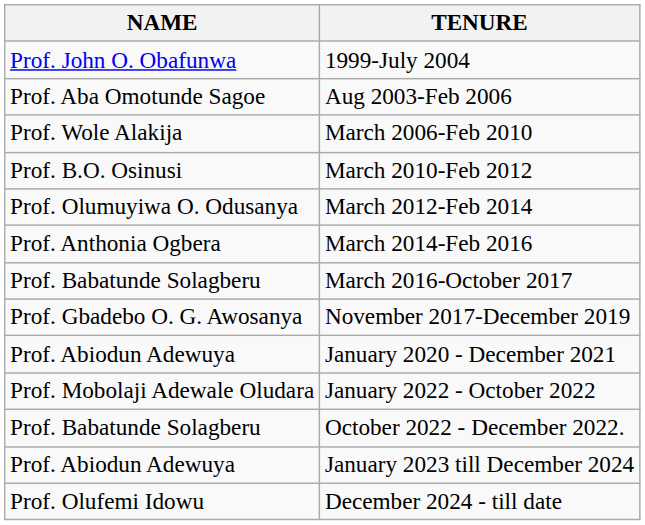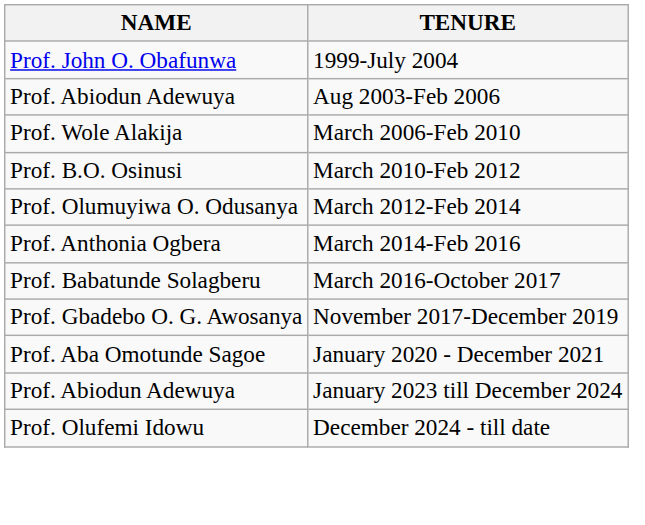(138, 96) Prof. Aba Omotunde Sagoe -> (123, 96) Prof. Abiodun Adewuya
(123, 354) Prof. Abiodun Adewuya -> (138, 354) Prof. Aba Omotunde Sagoe
- row: (460, 390)
- row: (475, 427)
